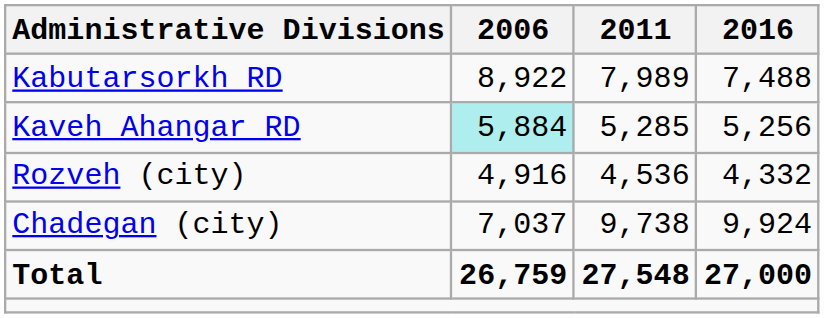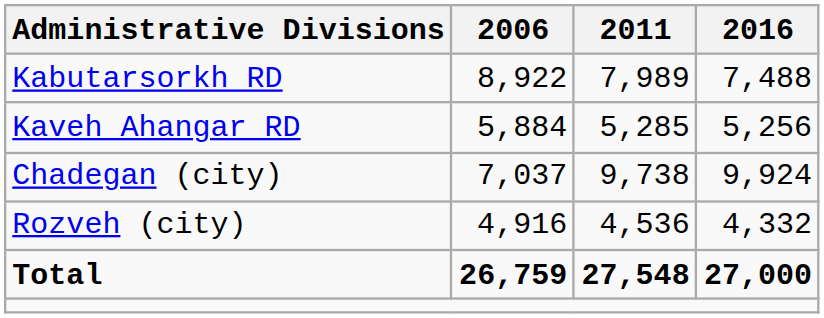(522, 128) paleturquoise background -> (522, 128) no background
rows swapped: (147, 225) <-> (129, 176)
